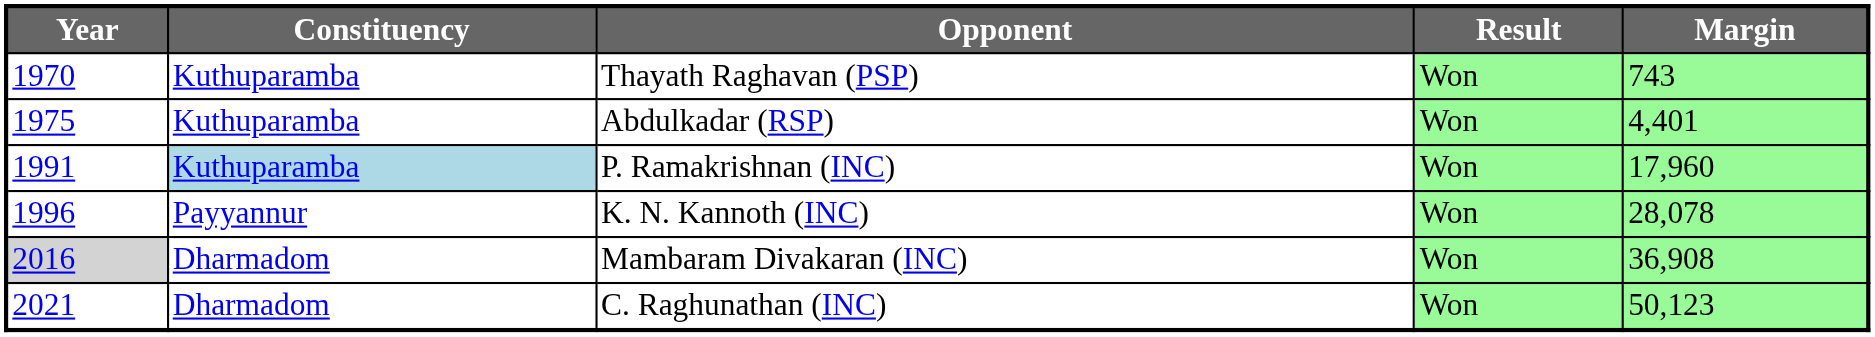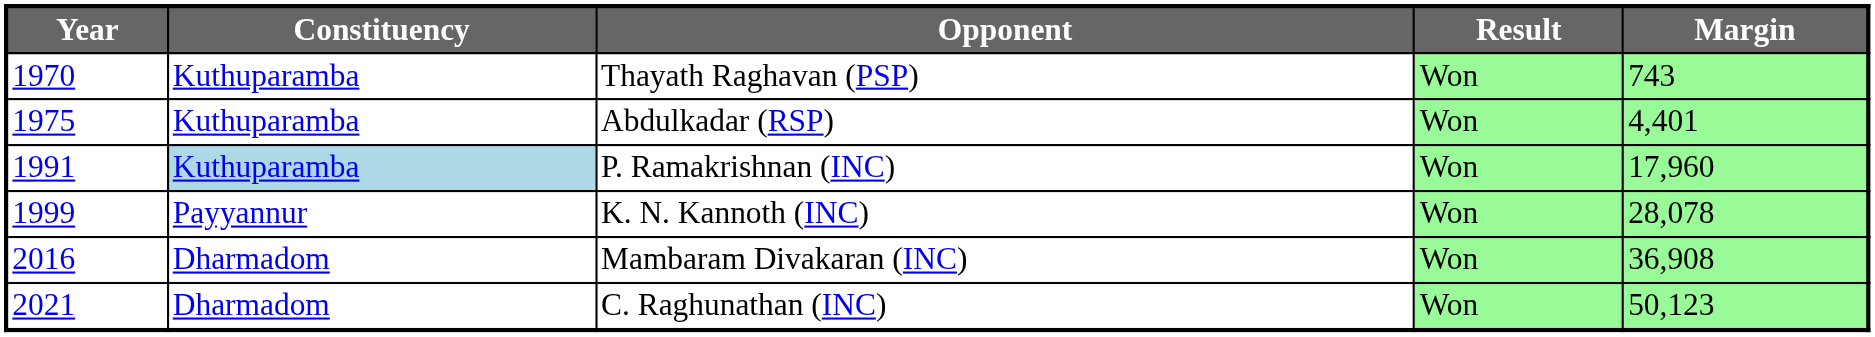(44, 213) 1996 -> (44, 213) 1999
(44, 259) lightgrey background -> (44, 259) no background
